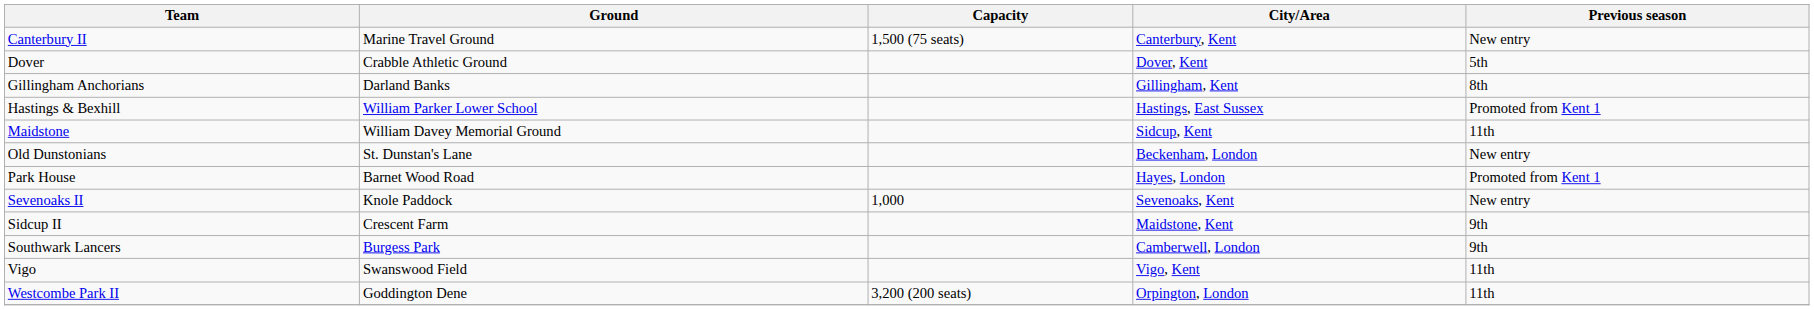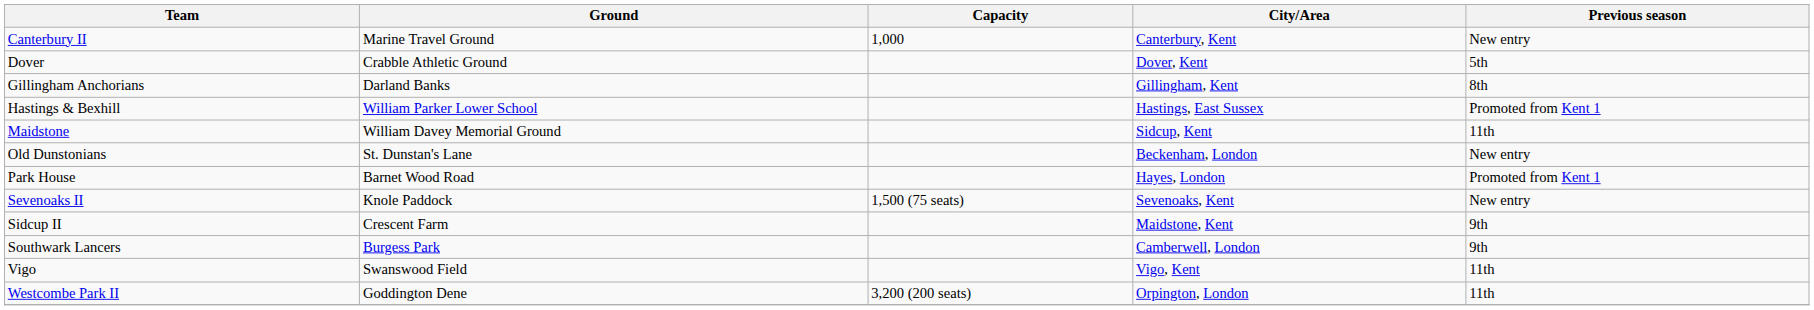(918, 39) 1,500 (75 seats) -> (888, 39) 1,000
(888, 200) 1,000 -> (918, 200) 1,500 (75 seats)
